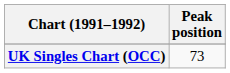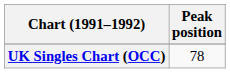(197, 56) 73 -> (197, 56) 78
